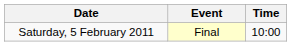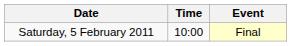columns swapped: (266, 13) <-> (207, 13)
